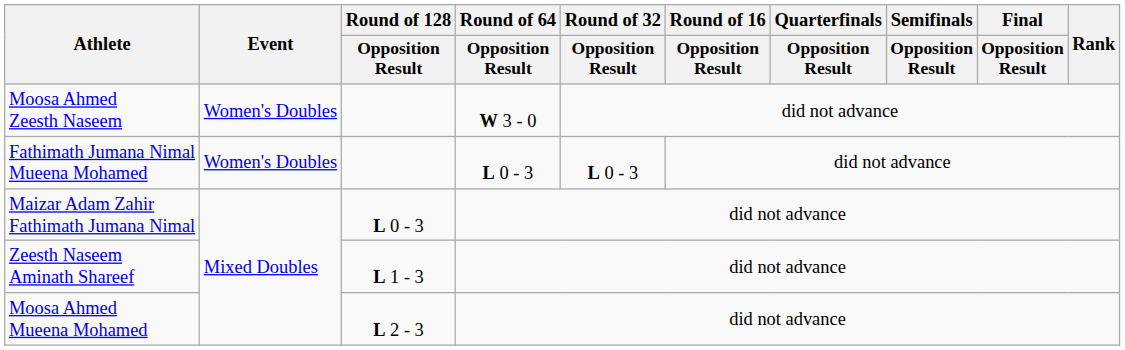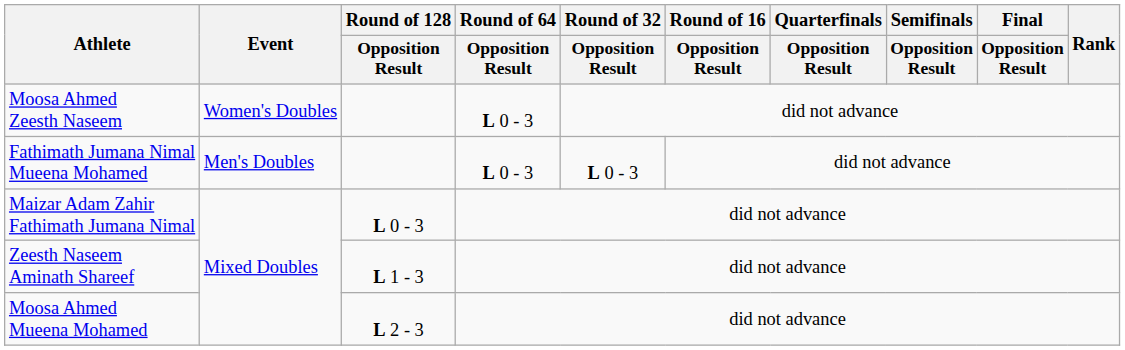(508, 121) W 3 - 0 -> (508, 121) L 0 - 3
(270, 162) Women's Doubles -> (259, 162) Men's Doubles
